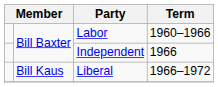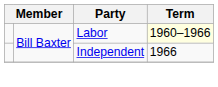(180, 33) no background -> (180, 33) lightyellow background
- row: (95, 71)
